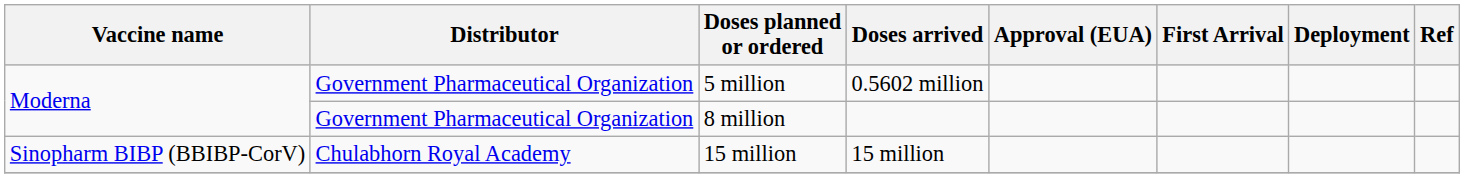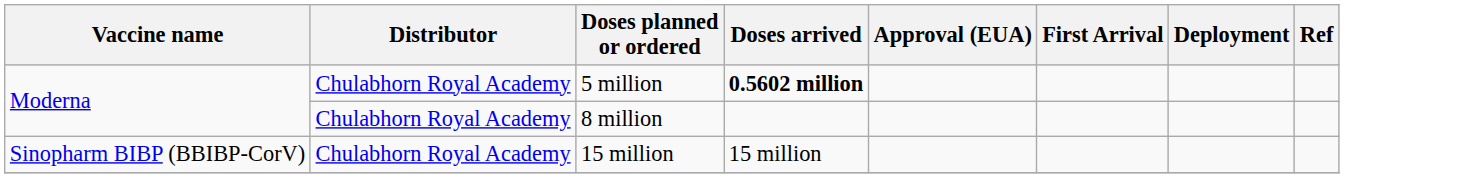(504, 82) Government Pharmaceutical Organization -> (443, 82) Chulabhorn Royal Academy
(917, 82) normal -> (796, 82) bold
(504, 118) Government Pharmaceutical Organization -> (443, 118) Chulabhorn Royal Academy
